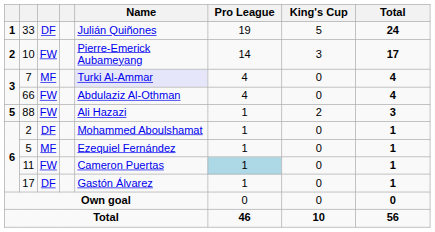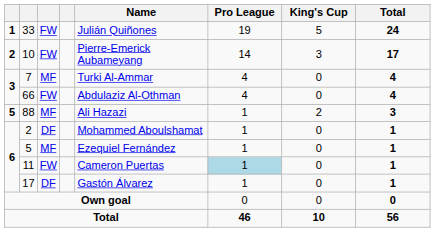(48, 30) DF -> (48, 30) FW
(115, 78) lavender background -> (115, 78) no background
(48, 113) FW -> (48, 113) MF
